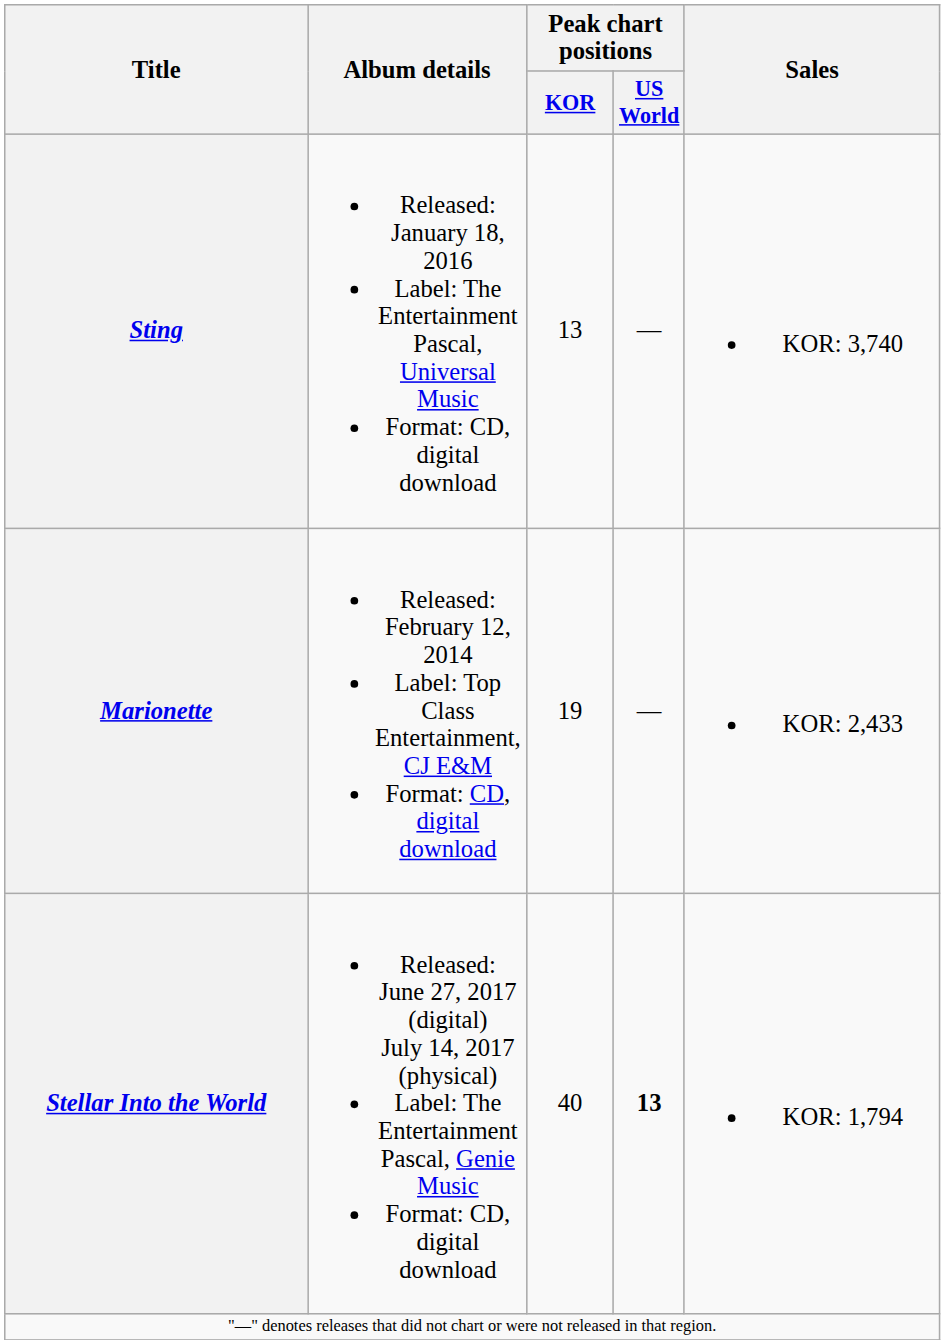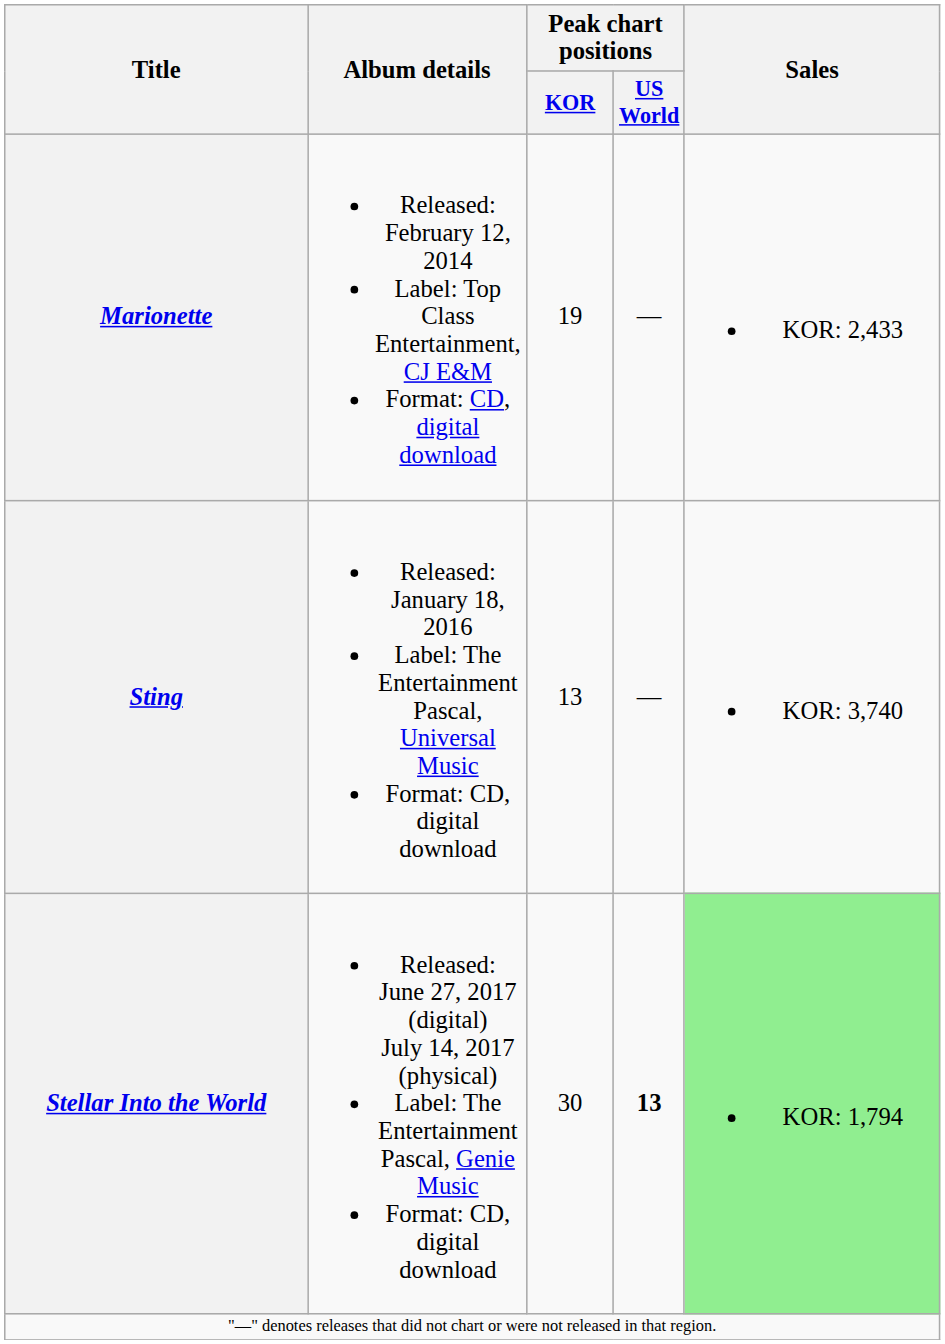rows swapped: (156, 710) <-> (156, 330)
(570, 1103) 40 -> (570, 1103) 30
(812, 1118) no background -> (812, 1118) lightgreen background
